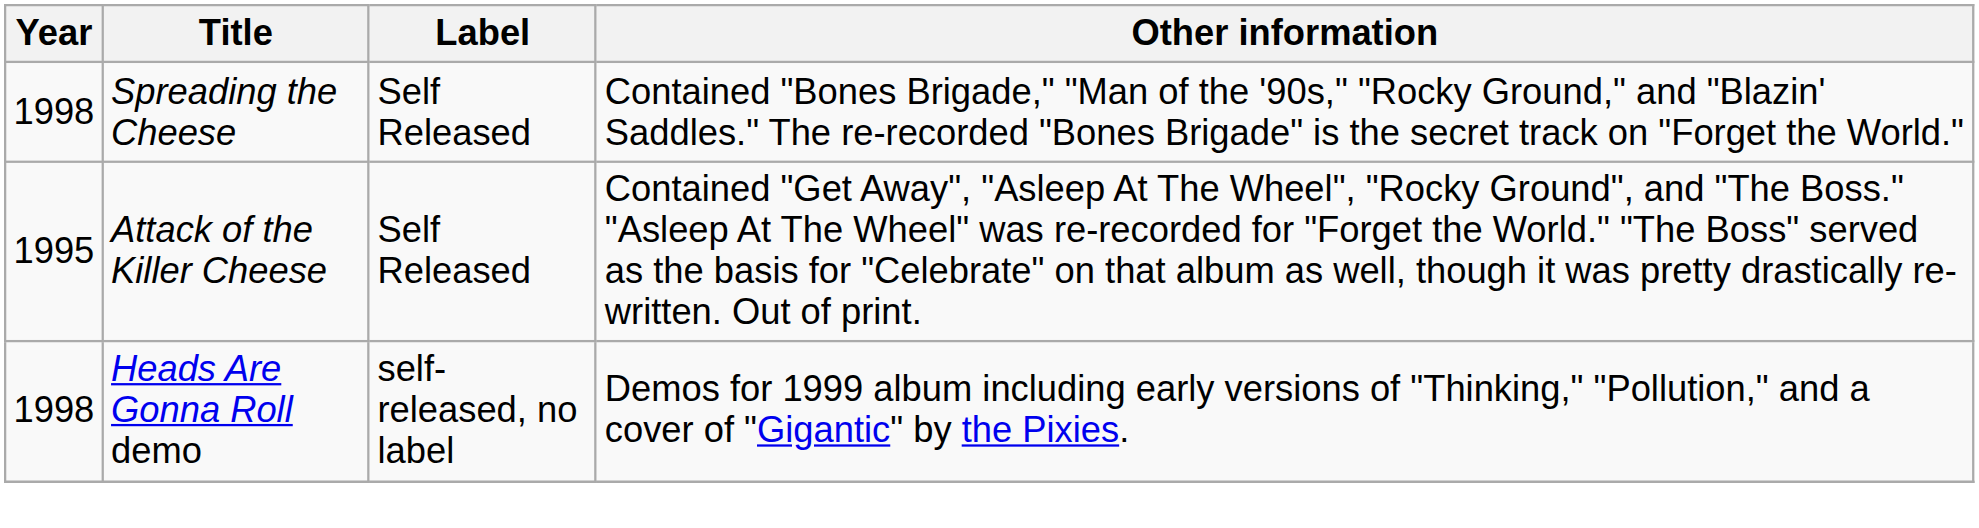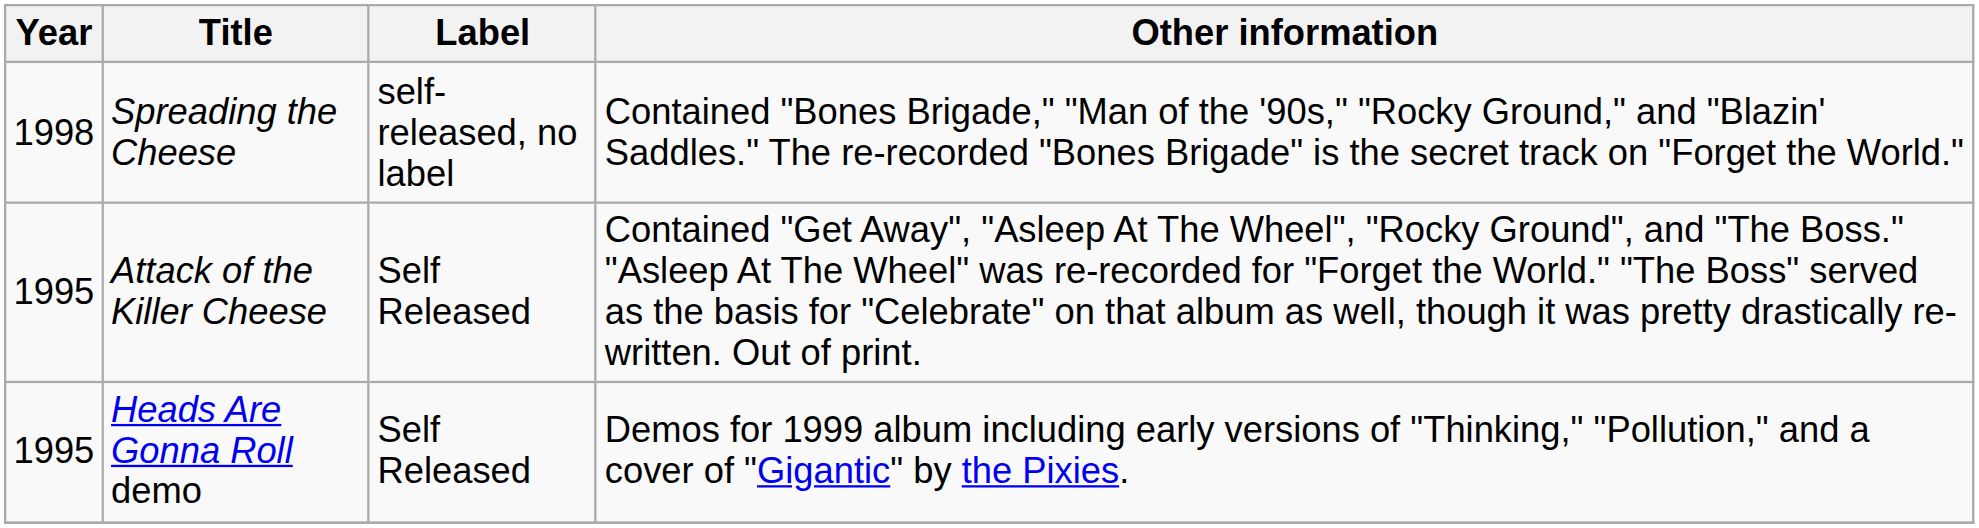(454, 111) Self Released -> (477, 131) self-released, no label
(54, 410) 1998 -> (54, 451) 1995
(477, 410) self-released, no label -> (454, 451) Self Released
